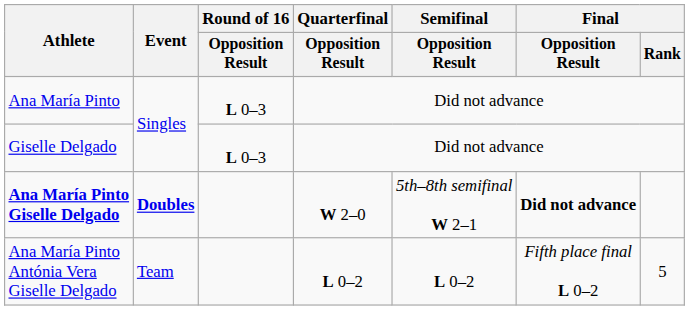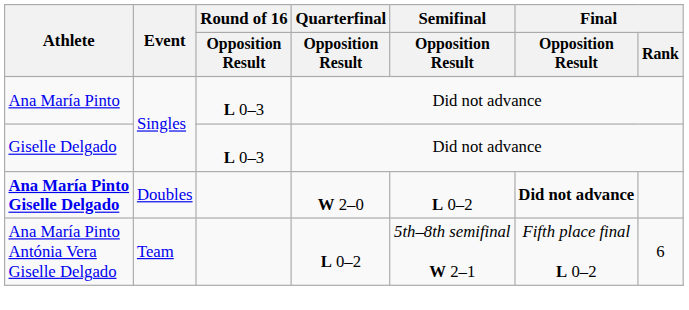(166, 205) bold -> (165, 195) normal
(454, 205) 5th–8th semifinal W 2–1 -> (452, 205) L 0–2
(454, 281) L 0–2 -> (452, 252) 5th–8th semifinal W 2–1
(662, 272) 5 -> (660, 252) 6
